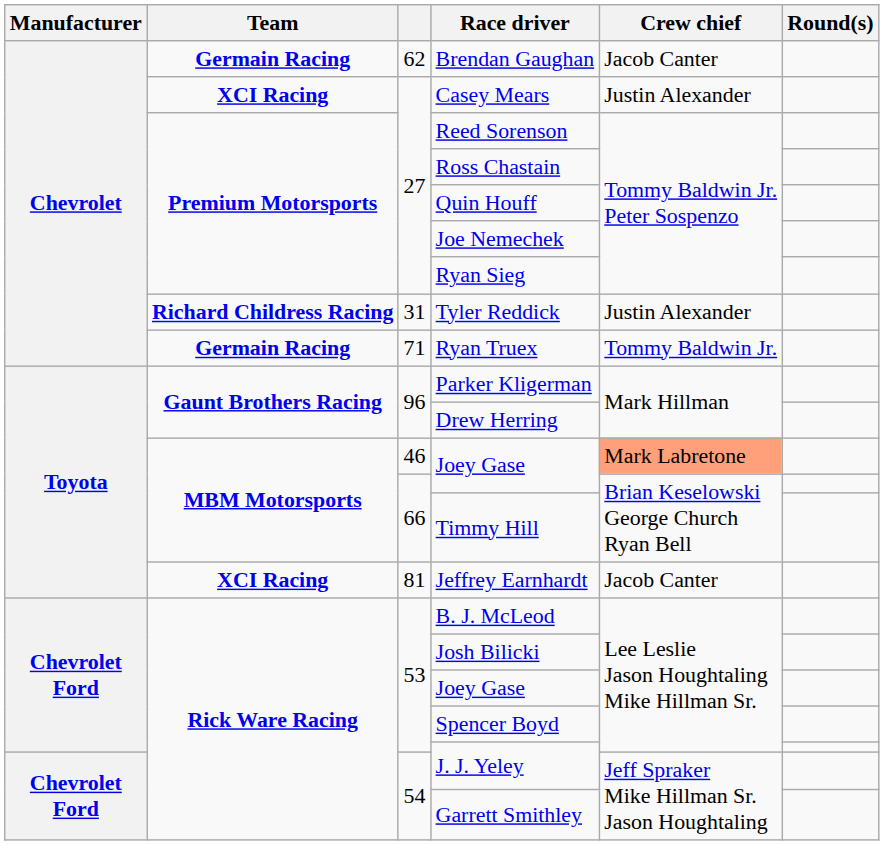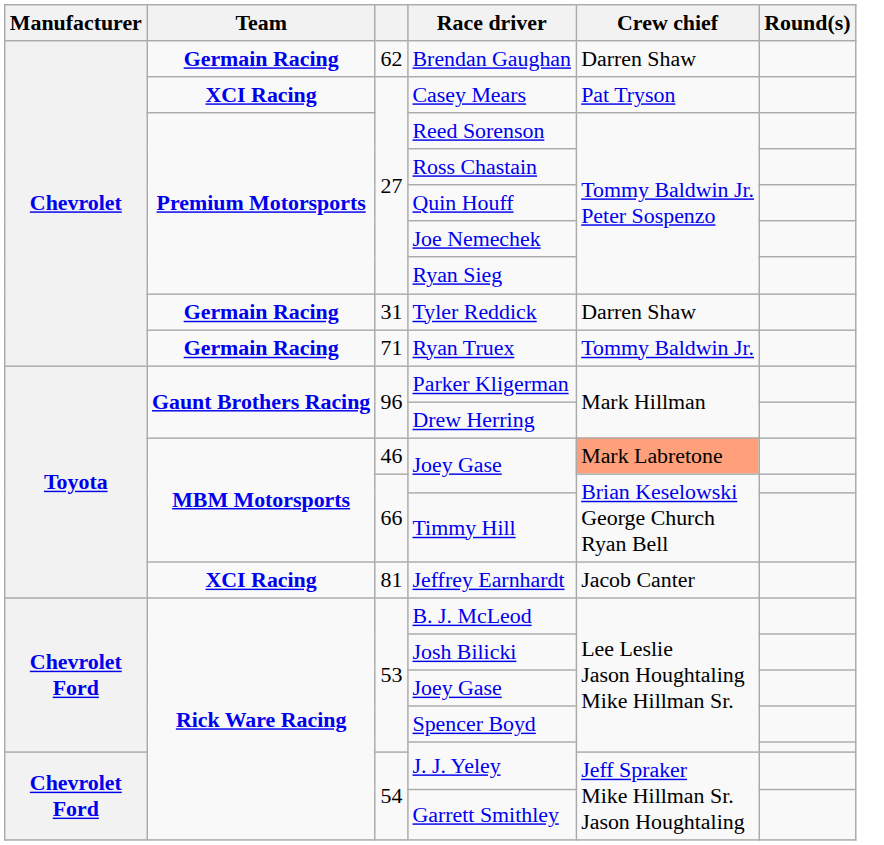(661, 58) Jacob Canter -> (639, 58) Darren Shaw
(677, 94) Justin Alexander -> (628, 94) Pat Tryson
(273, 311) Richard Childress Racing -> (261, 311) Germain Racing
(677, 311) Justin Alexander -> (639, 311) Darren Shaw
